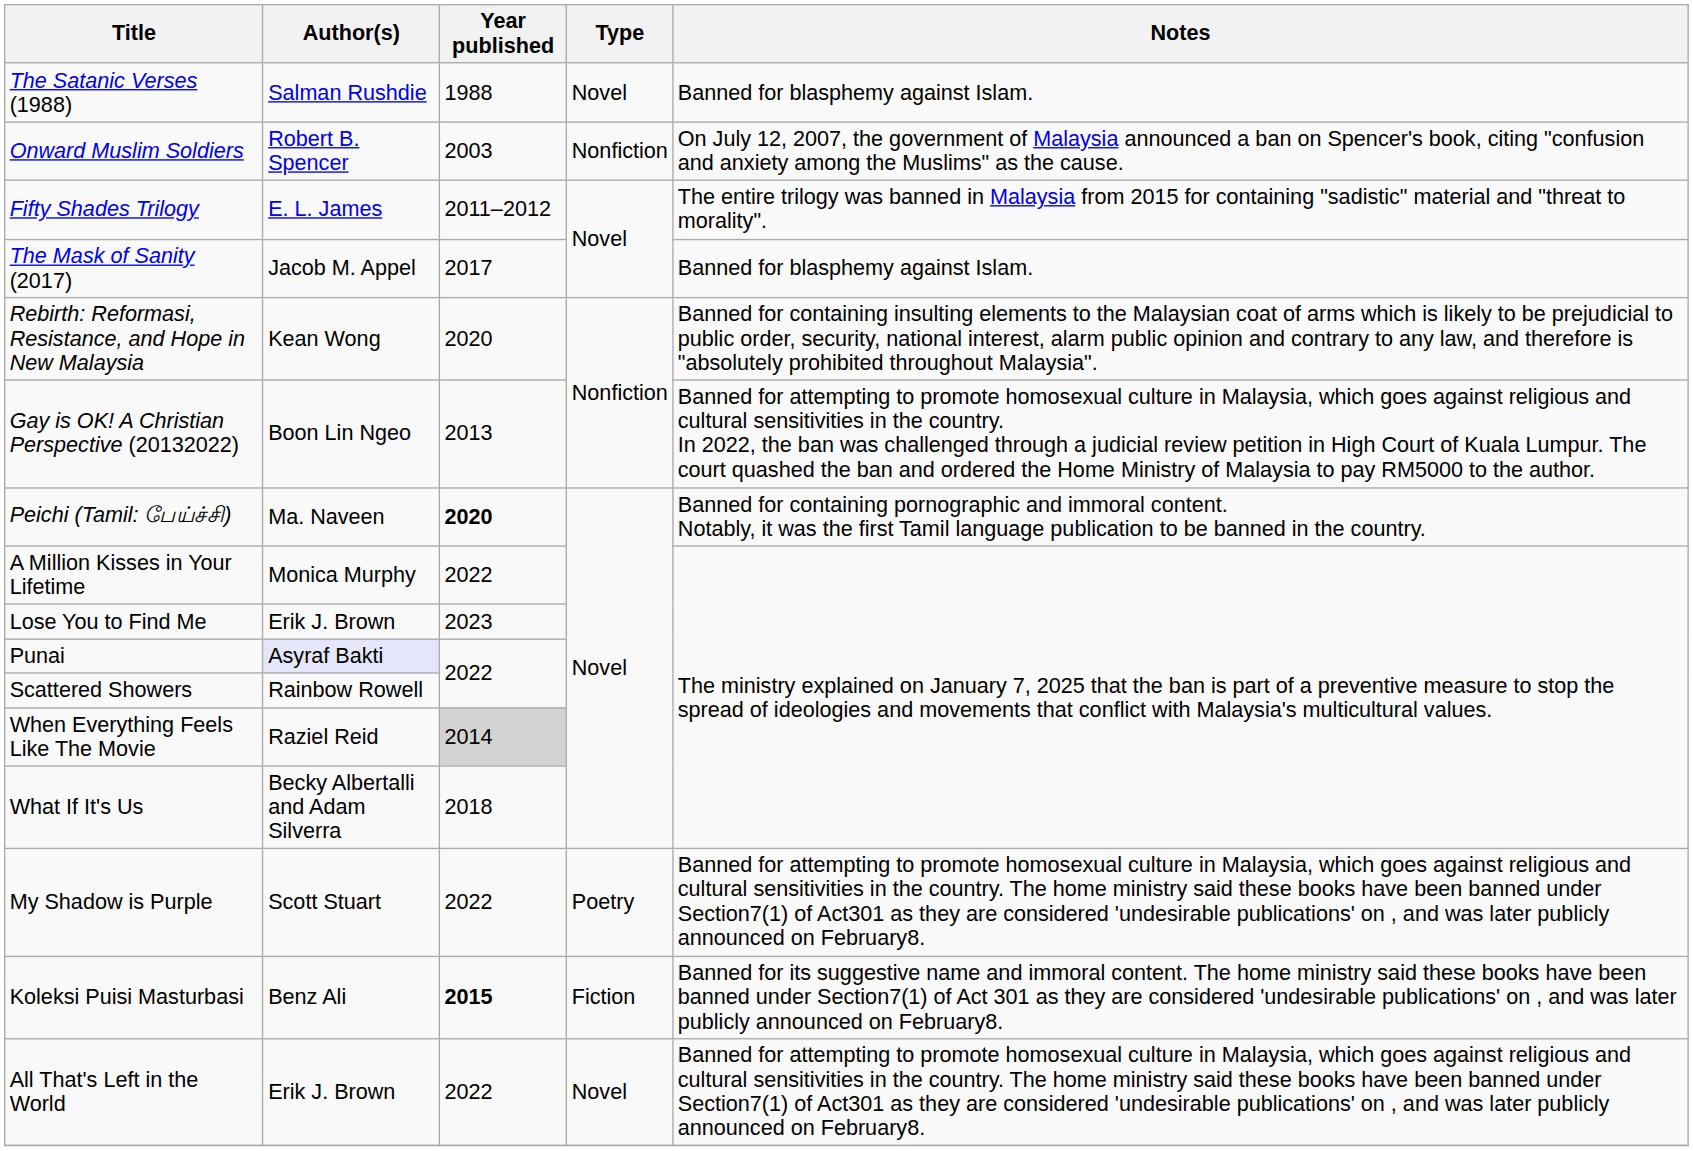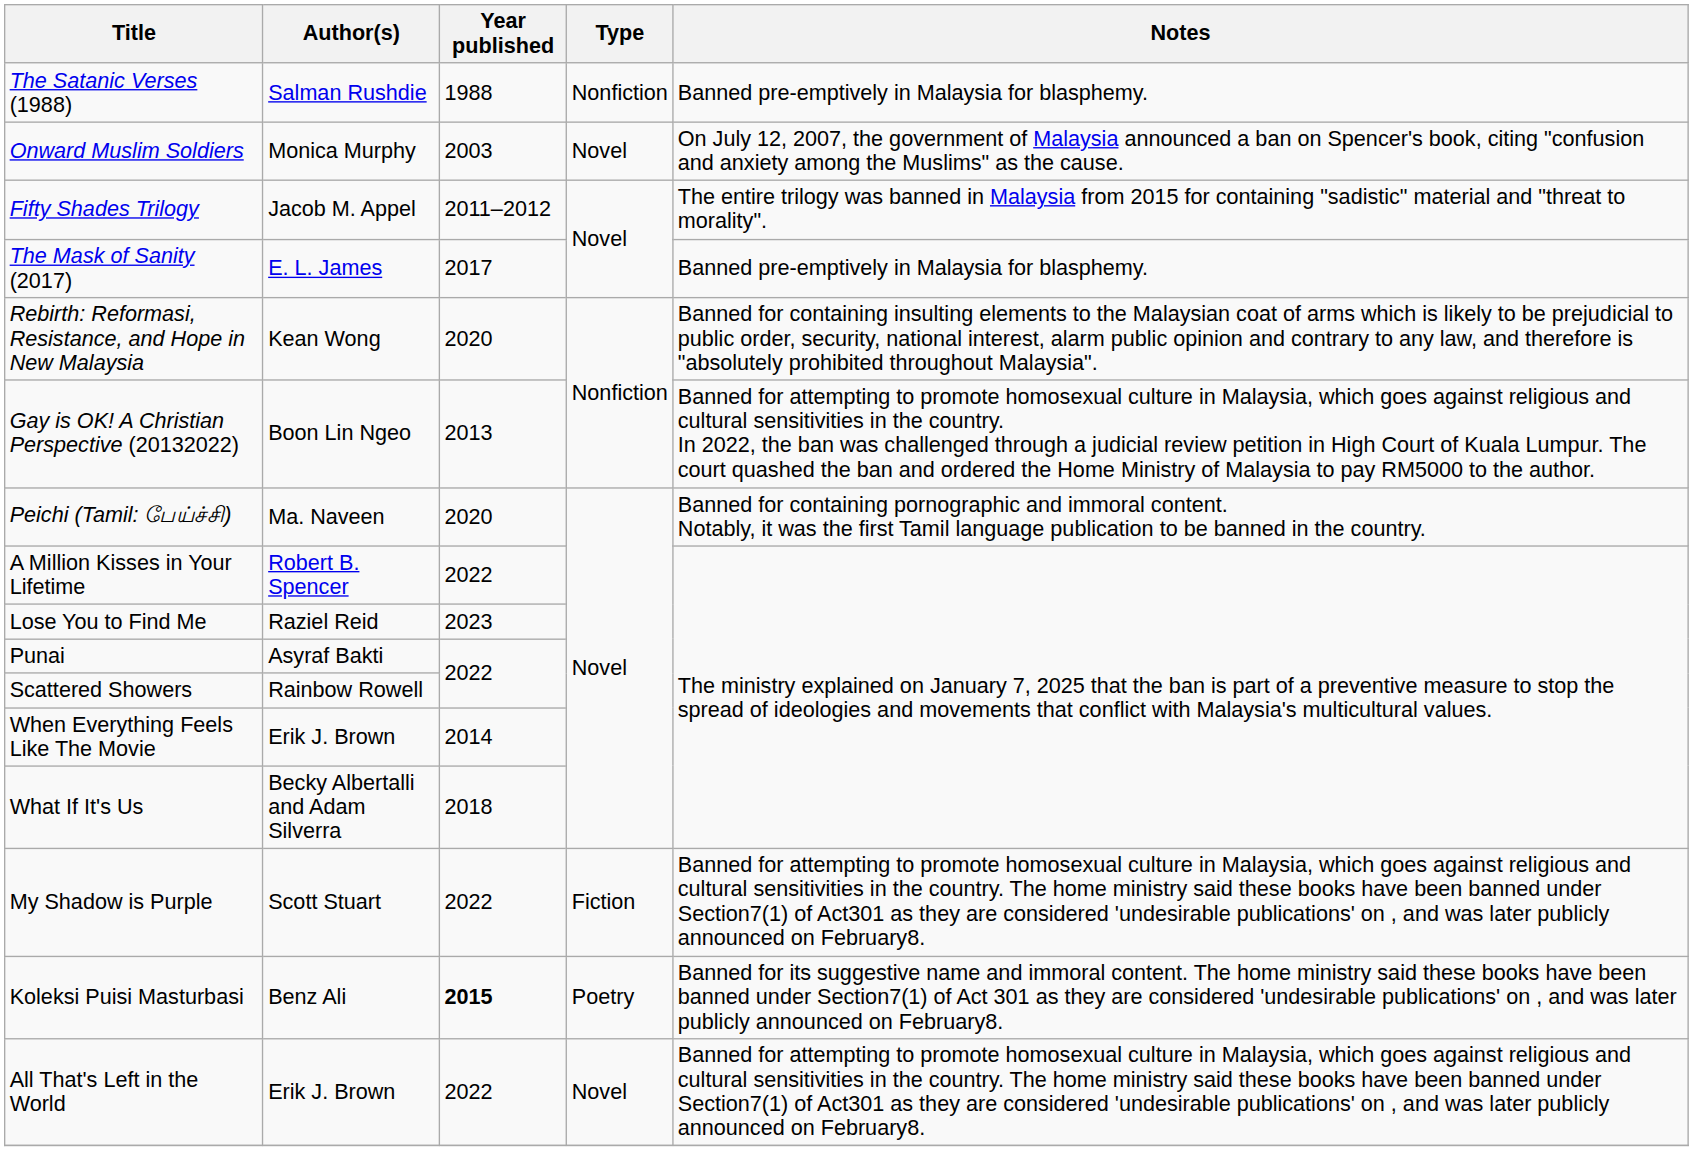(599, 92) Novel -> (620, 92) Nonfiction
(855, 92) Banned for blasphemy against Islam. -> (913, 92) Banned pre-emptively in Malaysia for blasphemy.
(314, 150) Robert B. Spencer -> (342, 150) Monica Murphy
(620, 150) Nonfiction -> (599, 150) Novel
(325, 209) E. L. James -> (342, 209) Jacob M. Appel
(342, 268) Jacob M. Appel -> (325, 268) E. L. James
(855, 268) Banned for blasphemy against Islam. -> (913, 268) Banned pre-emptively in Malaysia for blasphemy.
(468, 516) bold -> (468, 516) normal
(342, 575) Monica Murphy -> (314, 575) Robert B. Spencer
(332, 621) Erik J. Brown -> (323, 621) Raziel Reid
(326, 655) lavender background -> (326, 655) no background
(323, 736) Raziel Reid -> (332, 736) Erik J. Brown
(468, 736) lightgrey background -> (468, 736) no background
(603, 902) Poetry -> (604, 902) Fiction
(604, 997) Fiction -> (603, 997) Poetry
